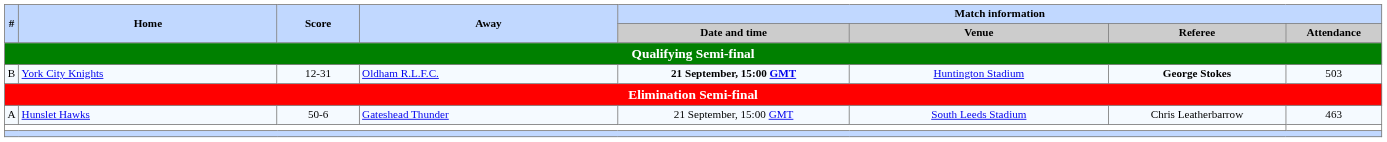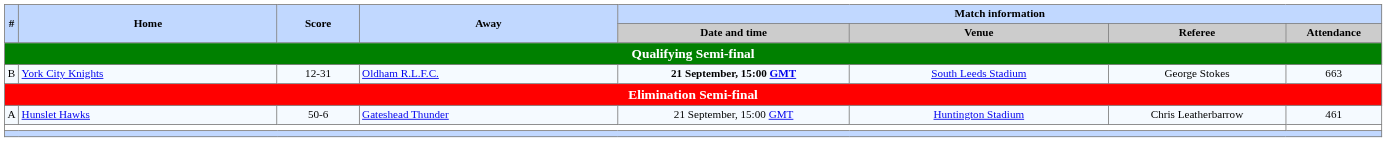(979, 74) Huntington Stadium -> (979, 74) South Leeds Stadium
(1197, 74) bold -> (1197, 74) normal
(1334, 74) 503 -> (1334, 74) 663
(979, 114) South Leeds Stadium -> (979, 114) Huntington Stadium
(1334, 114) 463 -> (1334, 114) 461
